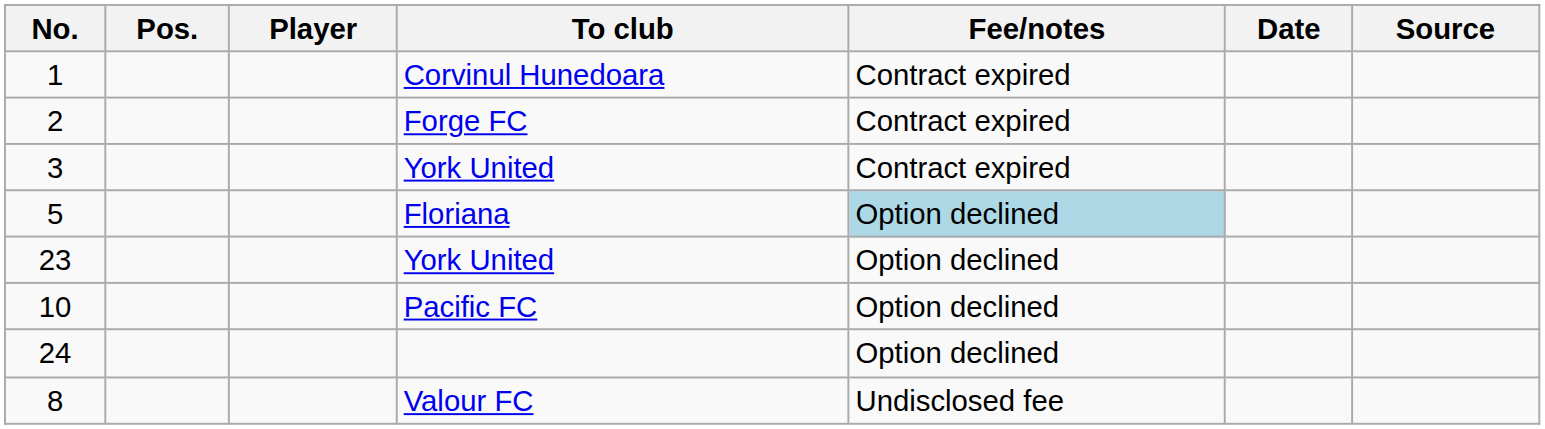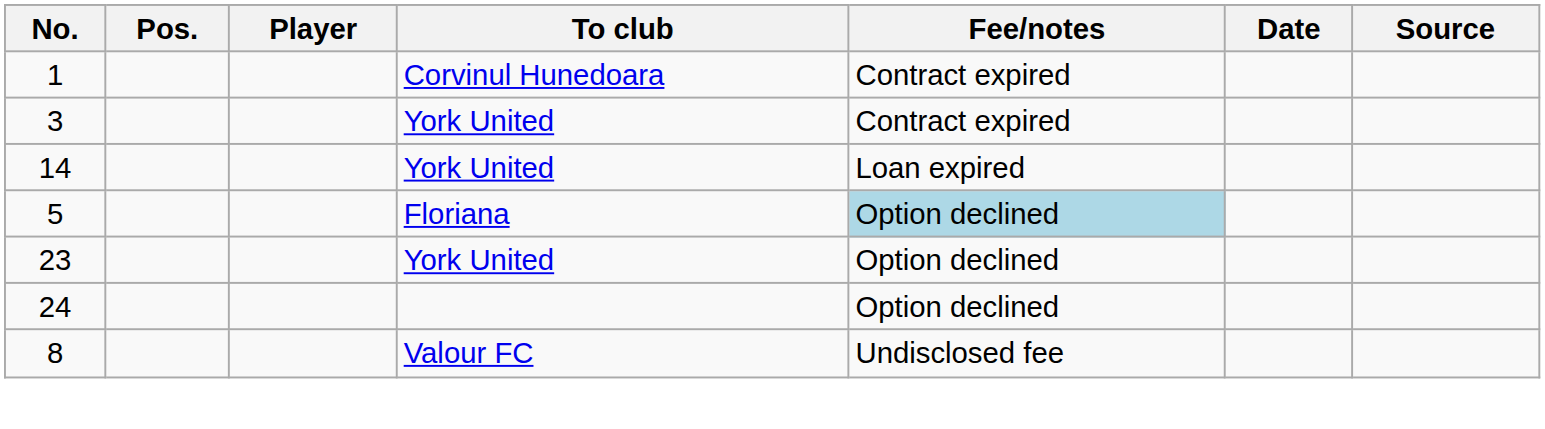- row: (55, 121)
+ row: (55, 168)
- row: (55, 307)
